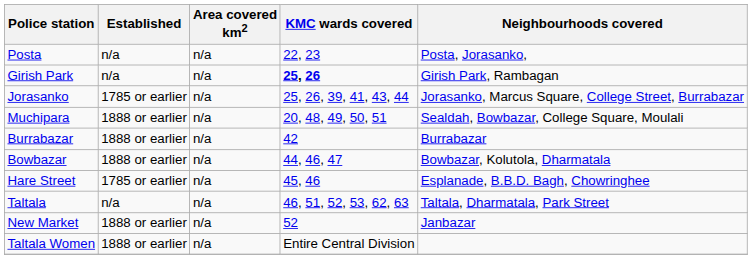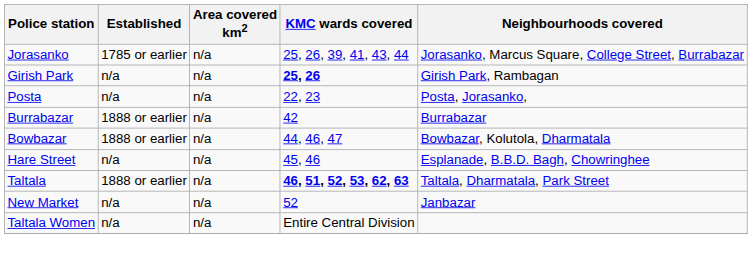rows swapped: (24, 54) <-> (38, 96)
- row: (38, 117)
(144, 180) 1785 or earlier -> (110, 159) n/a
(110, 202) n/a -> (144, 180) 1888 or earlier
(346, 202) normal -> (346, 180) bold
(144, 223) 1888 or earlier -> (110, 202) n/a
(144, 244) 1888 or earlier -> (110, 223) n/a
